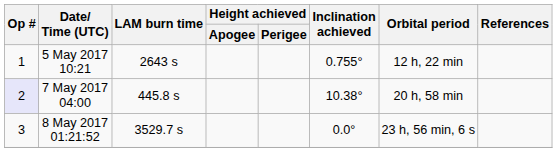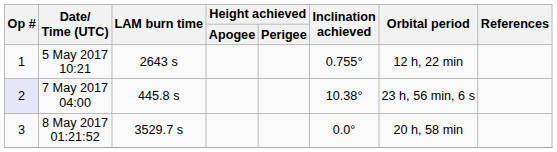(428, 95) 20 h, 58 min -> (428, 95) 23 h, 56 min, 6 s
(428, 130) 23 h, 56 min, 6 s -> (428, 130) 20 h, 58 min
